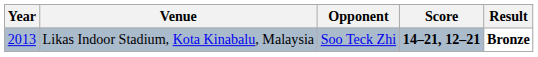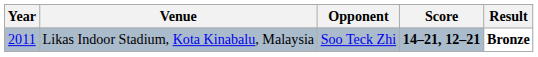(22, 39) 2013 -> (22, 39) 2011
